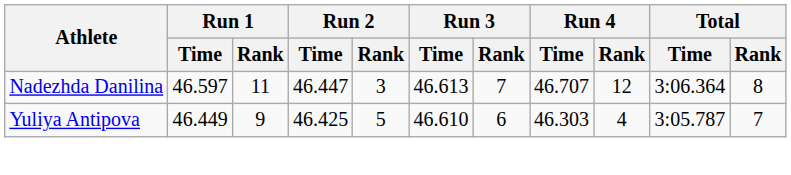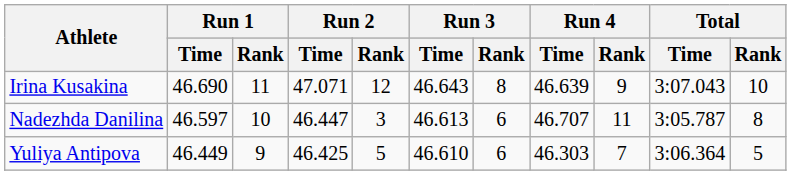+ row: (69, 87)
(260, 87) 11 -> (260, 120) 10
(501, 87) 7 -> (501, 120) 6
(622, 87) 12 -> (622, 120) 11
(690, 87) 3:06.364 -> (690, 120) 3:05.787
(622, 120) 4 -> (622, 153) 7
(690, 120) 3:05.787 -> (690, 153) 3:06.364
(758, 120) 7 -> (758, 153) 5
